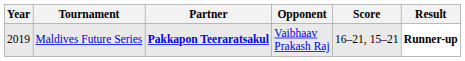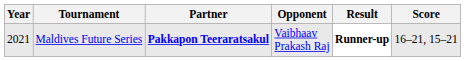columns swapped: (367, 14) <-> (431, 14)
(19, 40) 2019 -> (19, 40) 2021
